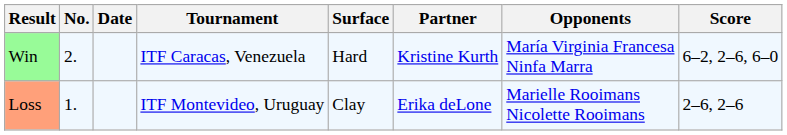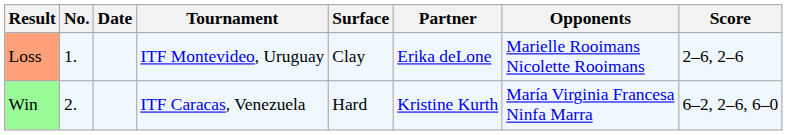rows swapped: (25, 104) <-> (23, 56)
